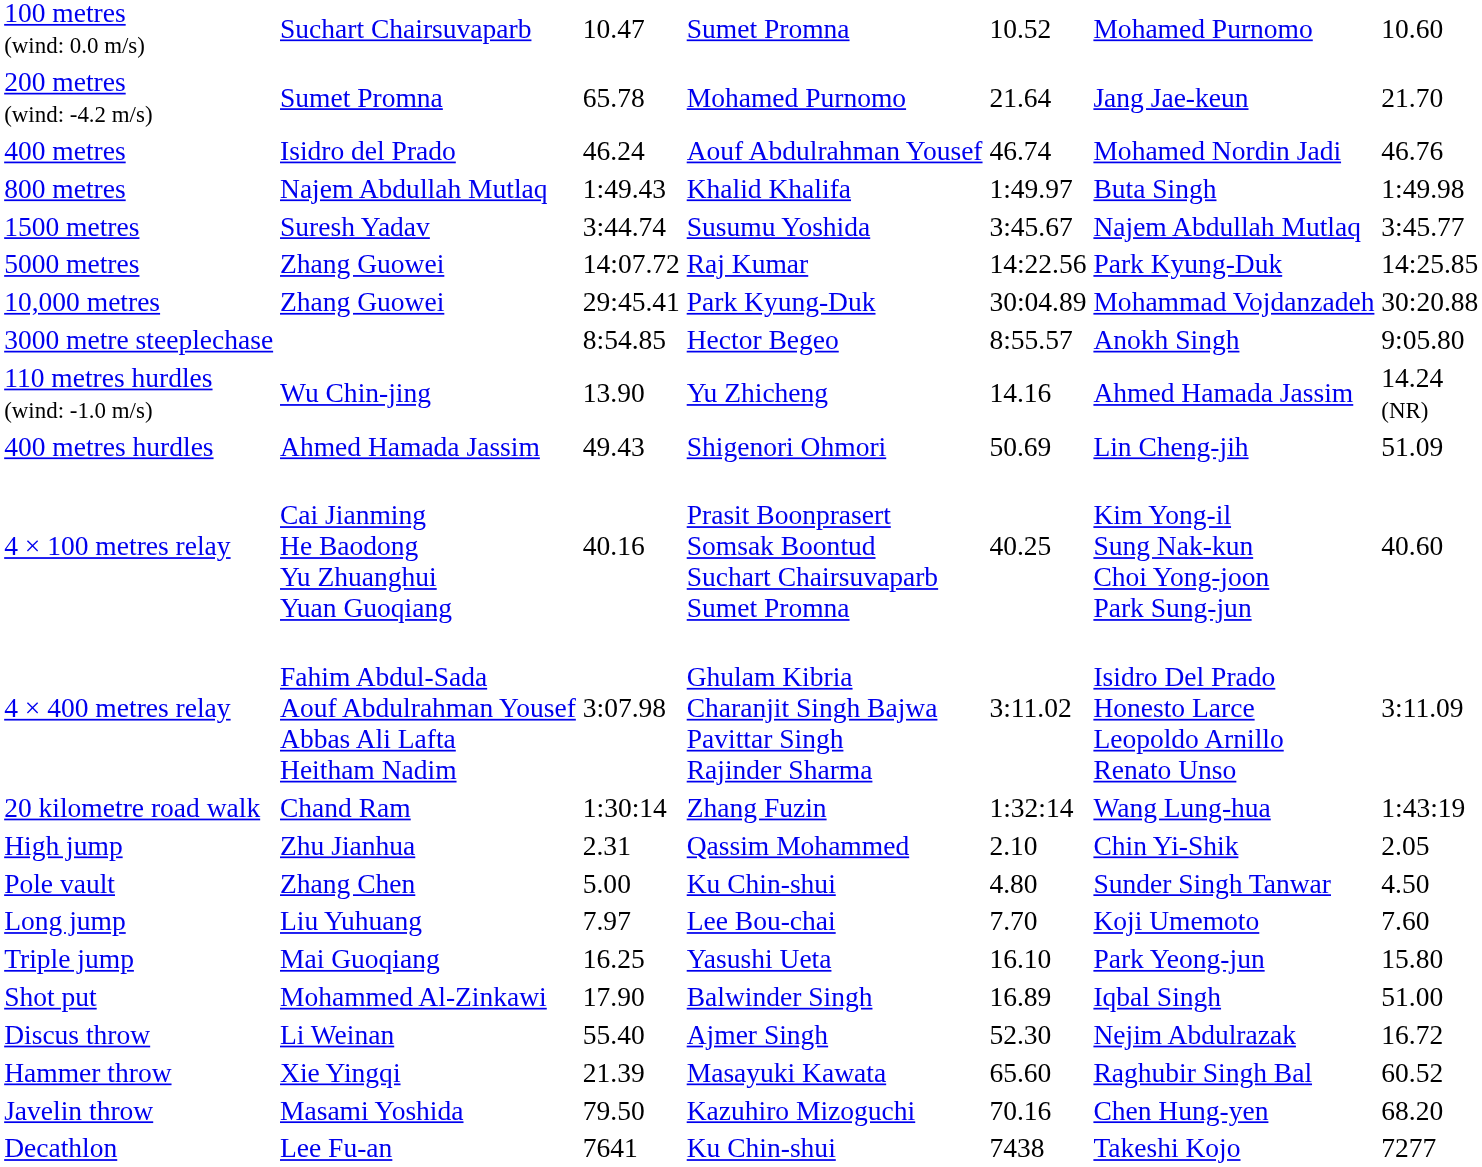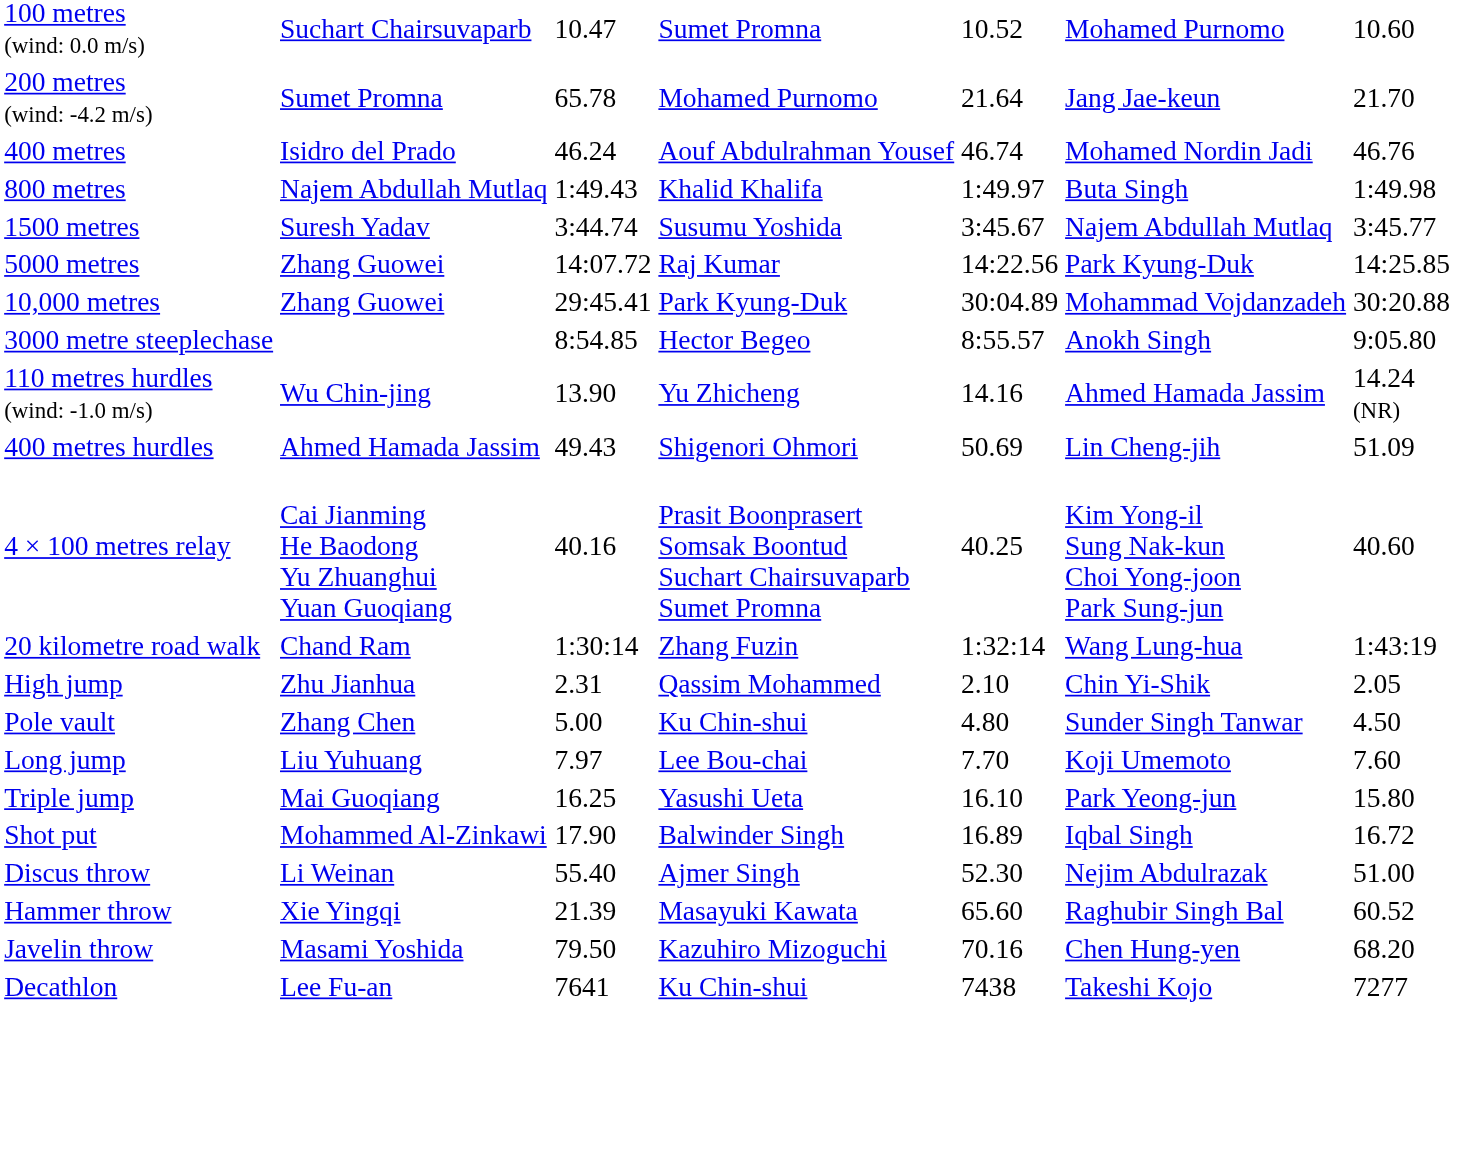- row: (117, 708)
(1412, 997) 51.00 -> (1384, 835) 16.72
(1412, 1034) 16.72 -> (1384, 873) 51.00
